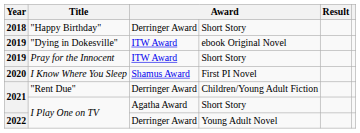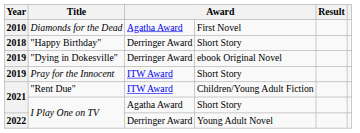+ row: (16, 27)
(154, 43) ITW Award -> (160, 58) Derringer Award
- row: (16, 74)
(164, 89) Derringer Award -> (150, 89) ITW Award
